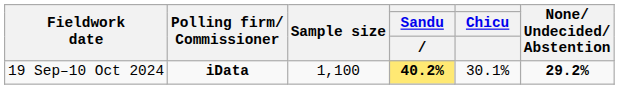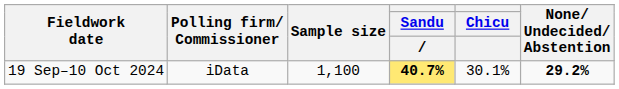(227, 73) bold -> (227, 73) normal
(422, 73) 40.2% -> (422, 73) 40.7%
